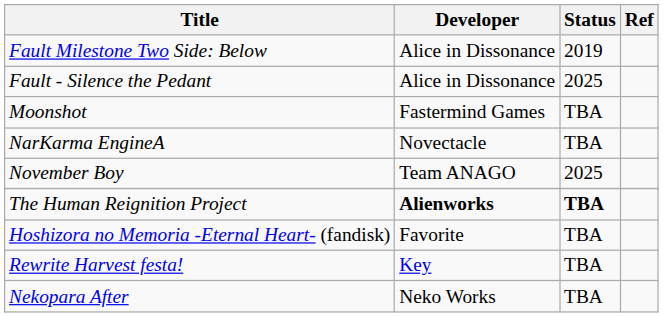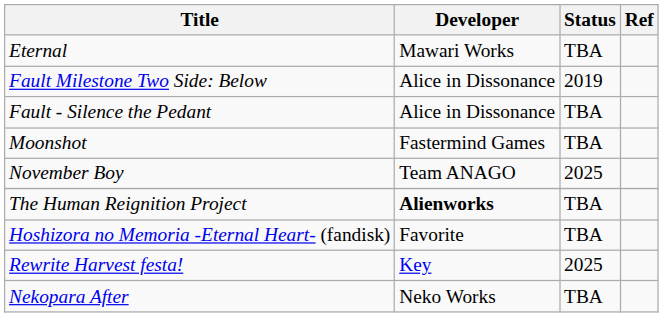+ row: (38, 50)
(583, 81) 2025 -> (583, 111) TBA
- row: (87, 142)
(584, 204) bold -> (583, 204) normal
(583, 265) TBA -> (583, 265) 2025
